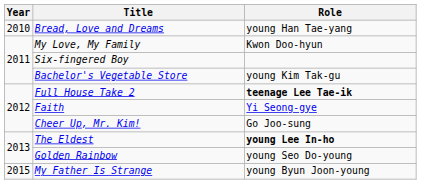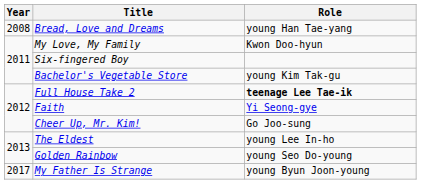(18, 28) 2010 -> (18, 28) 2008
(290, 139) bold -> (290, 139) normal
(18, 171) 2015 -> (18, 171) 2017
